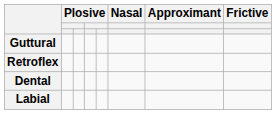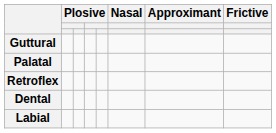+ row: (33, 62)
